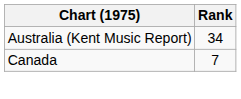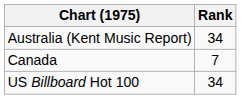+ row: (73, 82)
